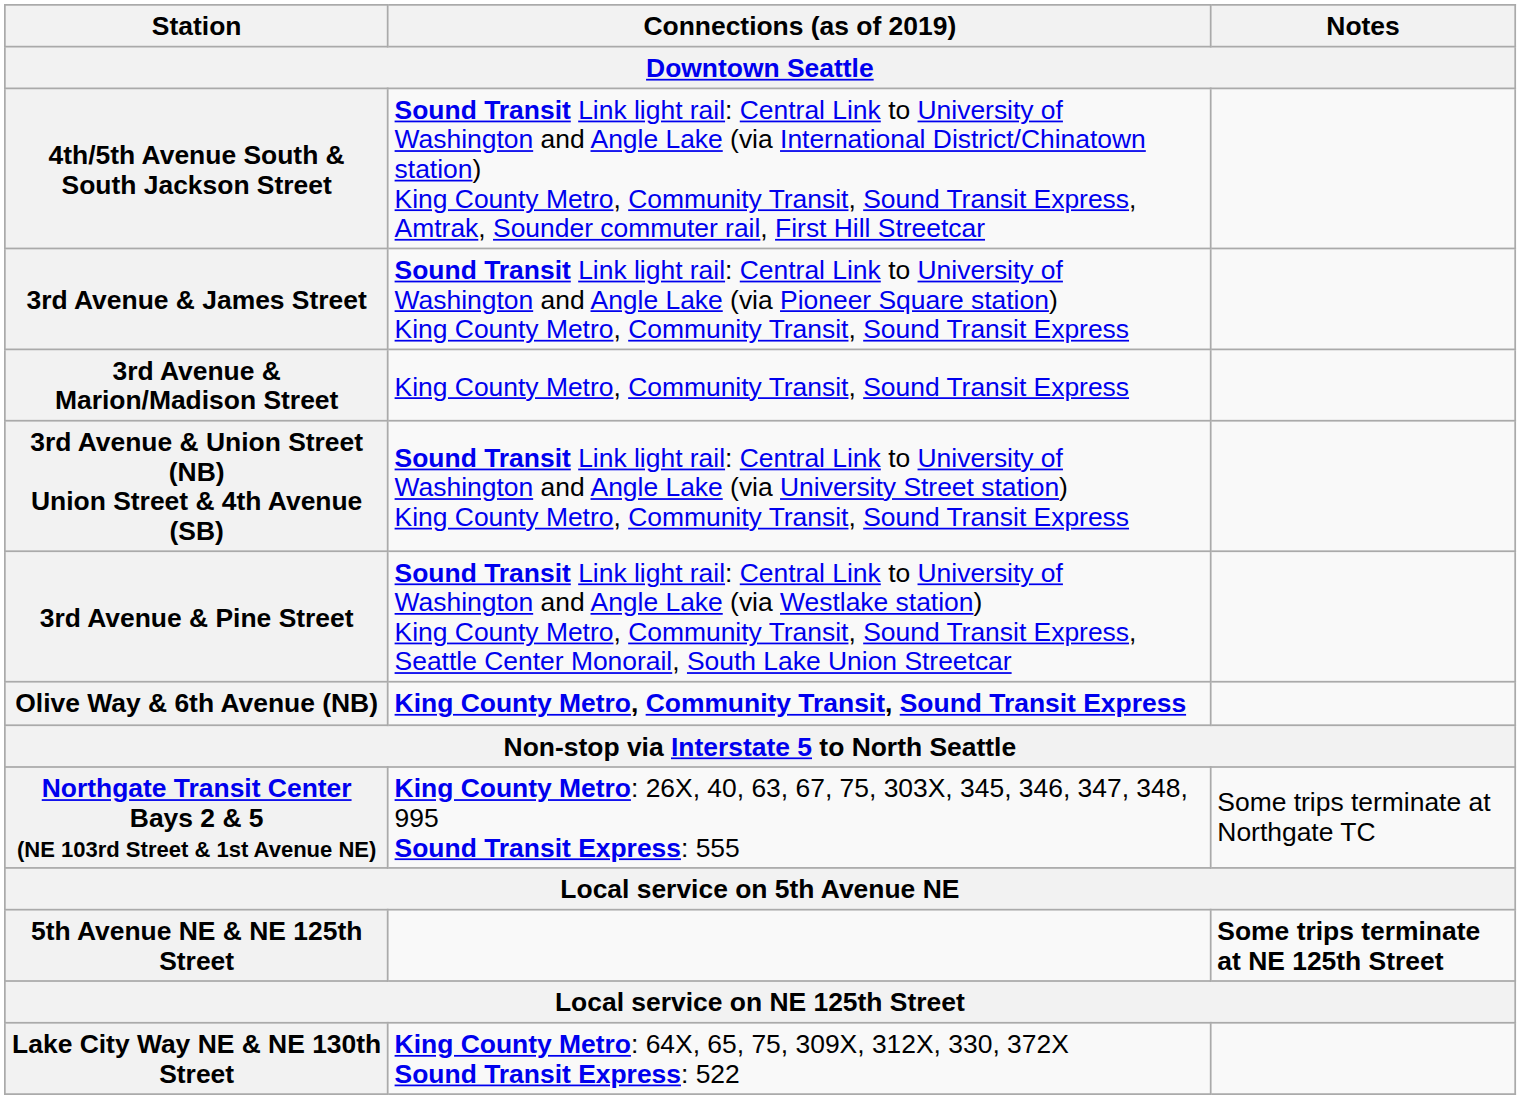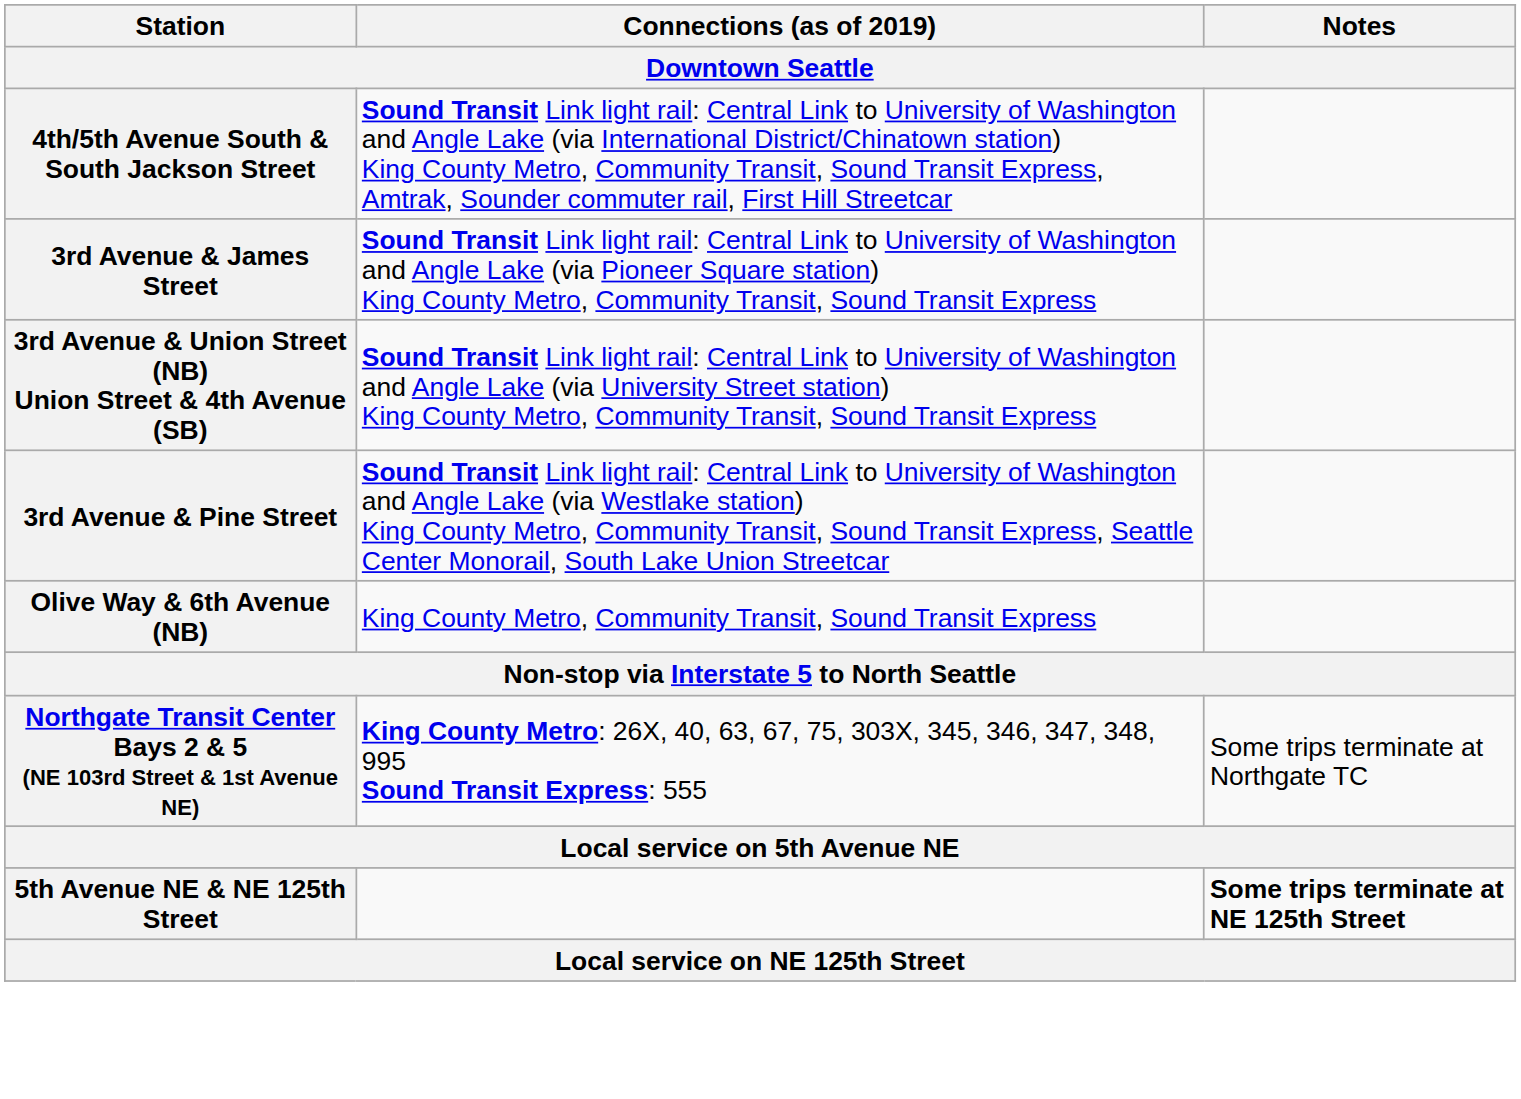- row: (197, 386)
(790, 704) bold -> (729, 617) normal
- row: (197, 1058)
